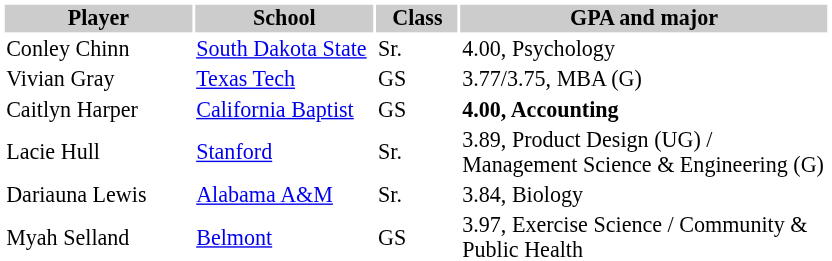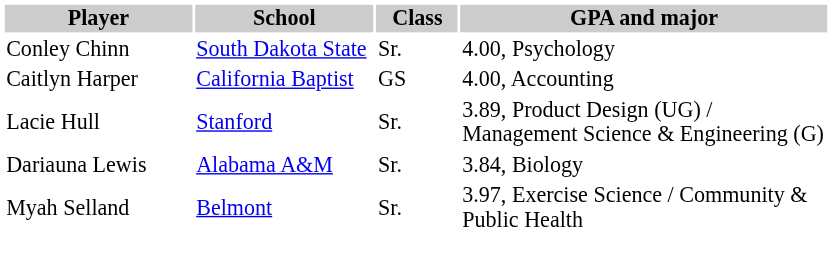- row: (60, 79)
(540, 109) bold -> (538, 79) normal
(392, 237) GS -> (390, 207) Sr.
